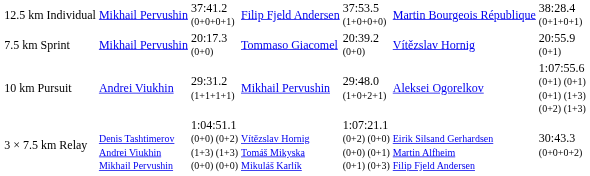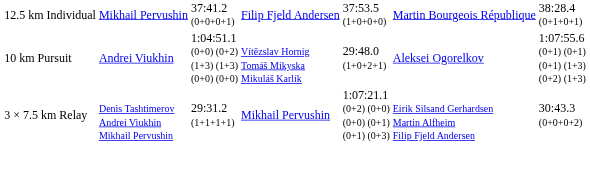- row: (37, 44)
(213, 88) 29:31.2 (1+1+1+1) -> (214, 58) 1:04:51.1 (0+0) (0+2) (1+3) (1+3) (0+0) (0+0)
(286, 88) Mikhail Pervushin -> (275, 65) Vítězslav Hornig Tomáš Mikyska Mikuláš Karlík
(214, 145) 1:04:51.1 (0+0) (0+2) (1+3) (1+3) (0+0) (0+0) -> (213, 115) 29:31.2 (1+1+1+1)
(275, 152) Vítězslav Hornig Tomáš Mikyska Mikuláš Karlík -> (286, 115) Mikhail Pervushin
